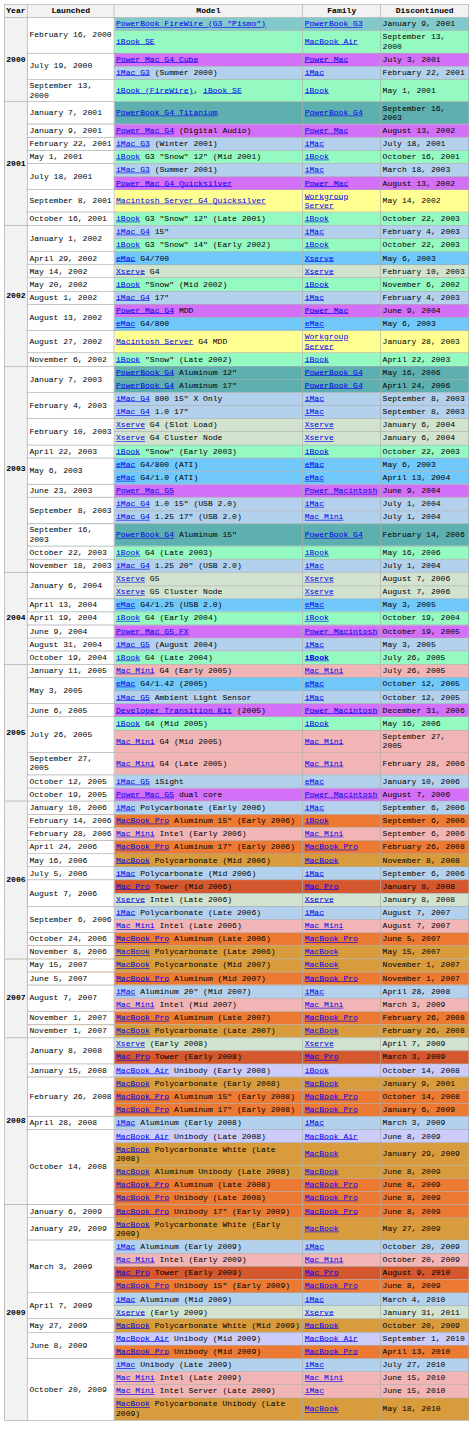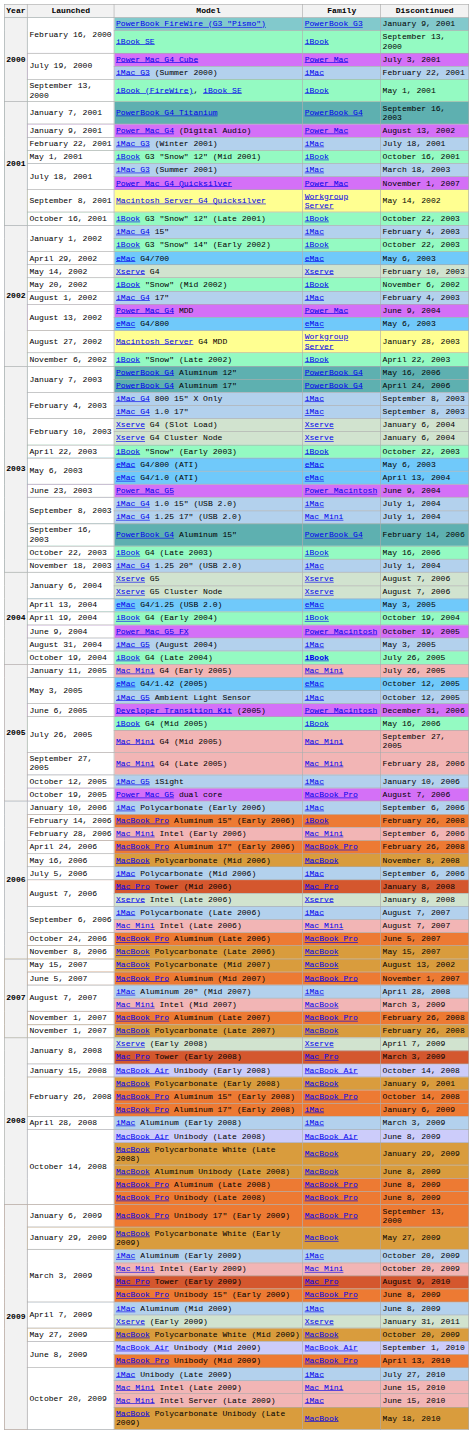(331, 42) MacBook Air -> (317, 42) iBook
(419, 183) August 13, 2002 -> (421, 183) November 1, 2007
(319, 258) Xserve -> (314, 258) eMac
(314, 781) eMac -> (314, 781) iMac
(341, 795) Power Macintosh -> (331, 795) MacBook Pro
(424, 821) September 6, 2006 -> (424, 821) February 26, 2008
(421, 965) November 1, 2007 -> (419, 965) August 13, 2002
(324, 1005) Mac Mini -> (322, 1005) MacBook
(317, 1070) iBook -> (331, 1070) MacBook Air
(331, 1110) MacBook Pro -> (314, 1110) iMac
(412, 1211) June 8, 2009 -> (414, 1216) September 13, 2000
(414, 1299) March 4, 2010 -> (412, 1309) June 8, 2009
